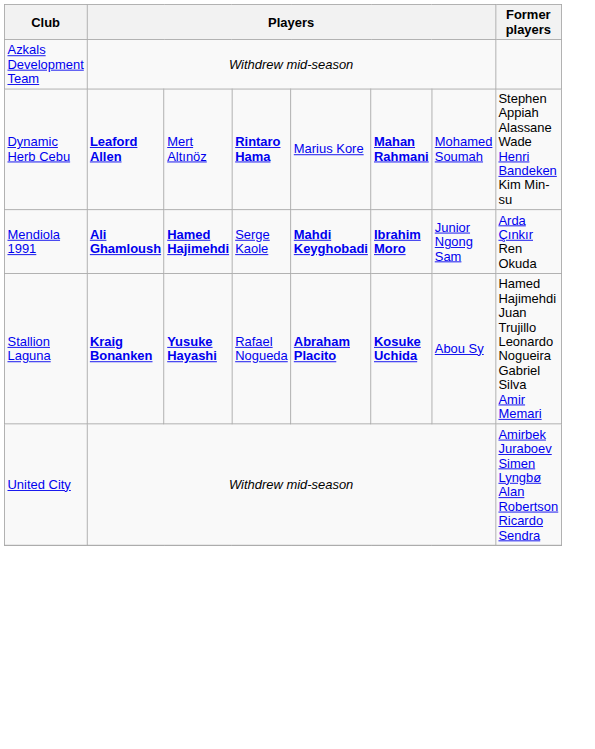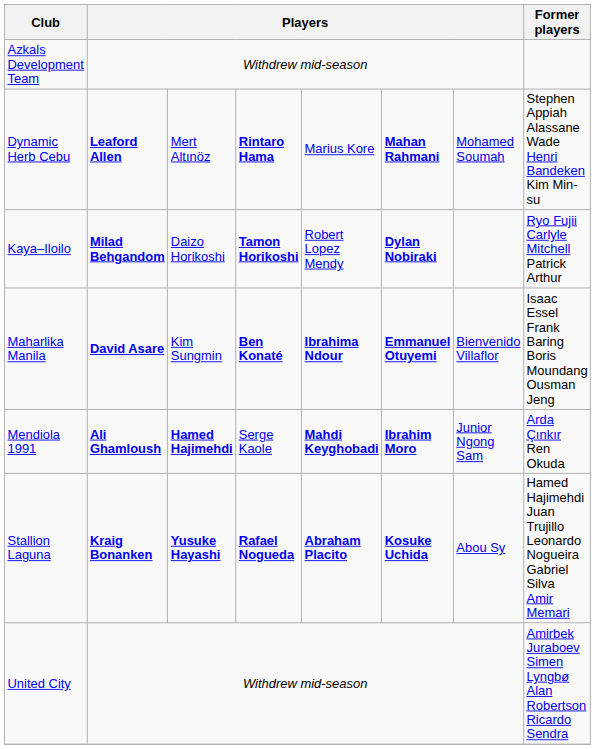+ row: (39, 249)
+ row: (36, 349)
(261, 349) normal -> (266, 548) bold
